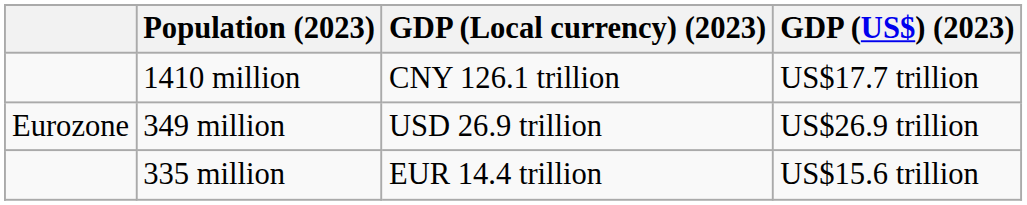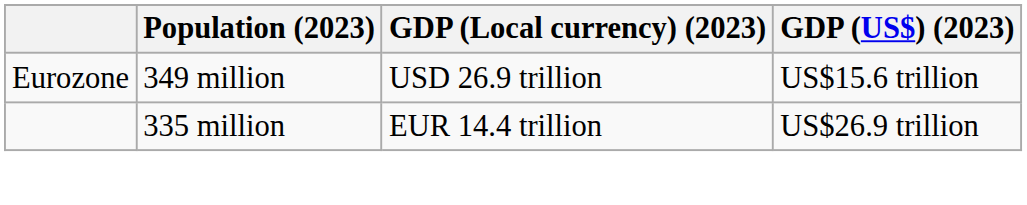- row: (222, 77)
(880, 125) US$26.9 trillion -> (880, 77) US$15.6 trillion
(880, 174) US$15.6 trillion -> (880, 125) US$26.9 trillion
